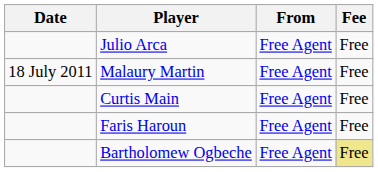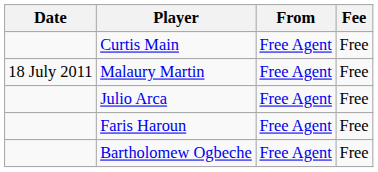rows swapped: (140, 99) <-> (134, 45)
(354, 153) khaki background -> (354, 153) no background
